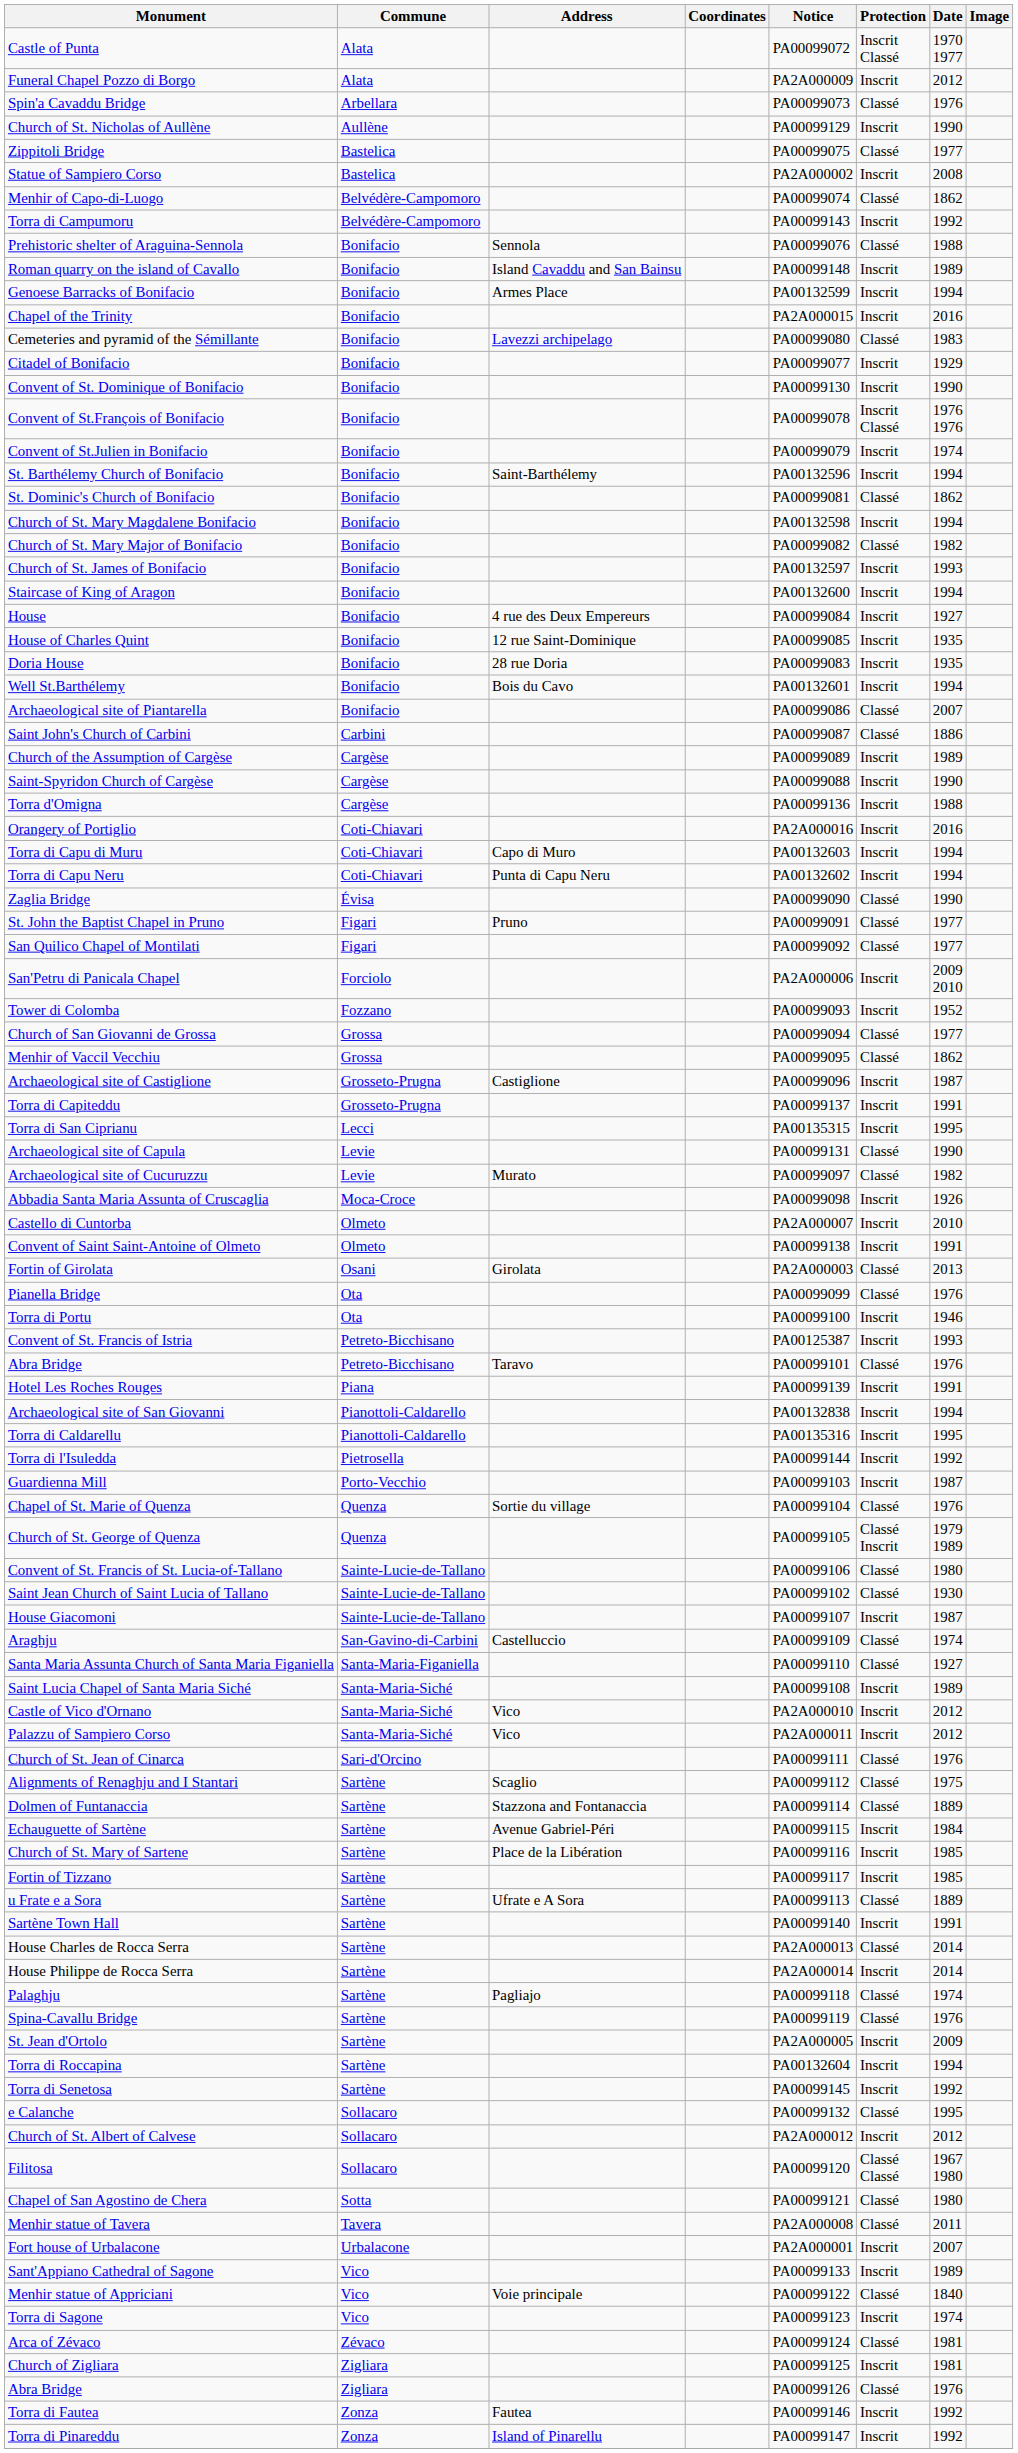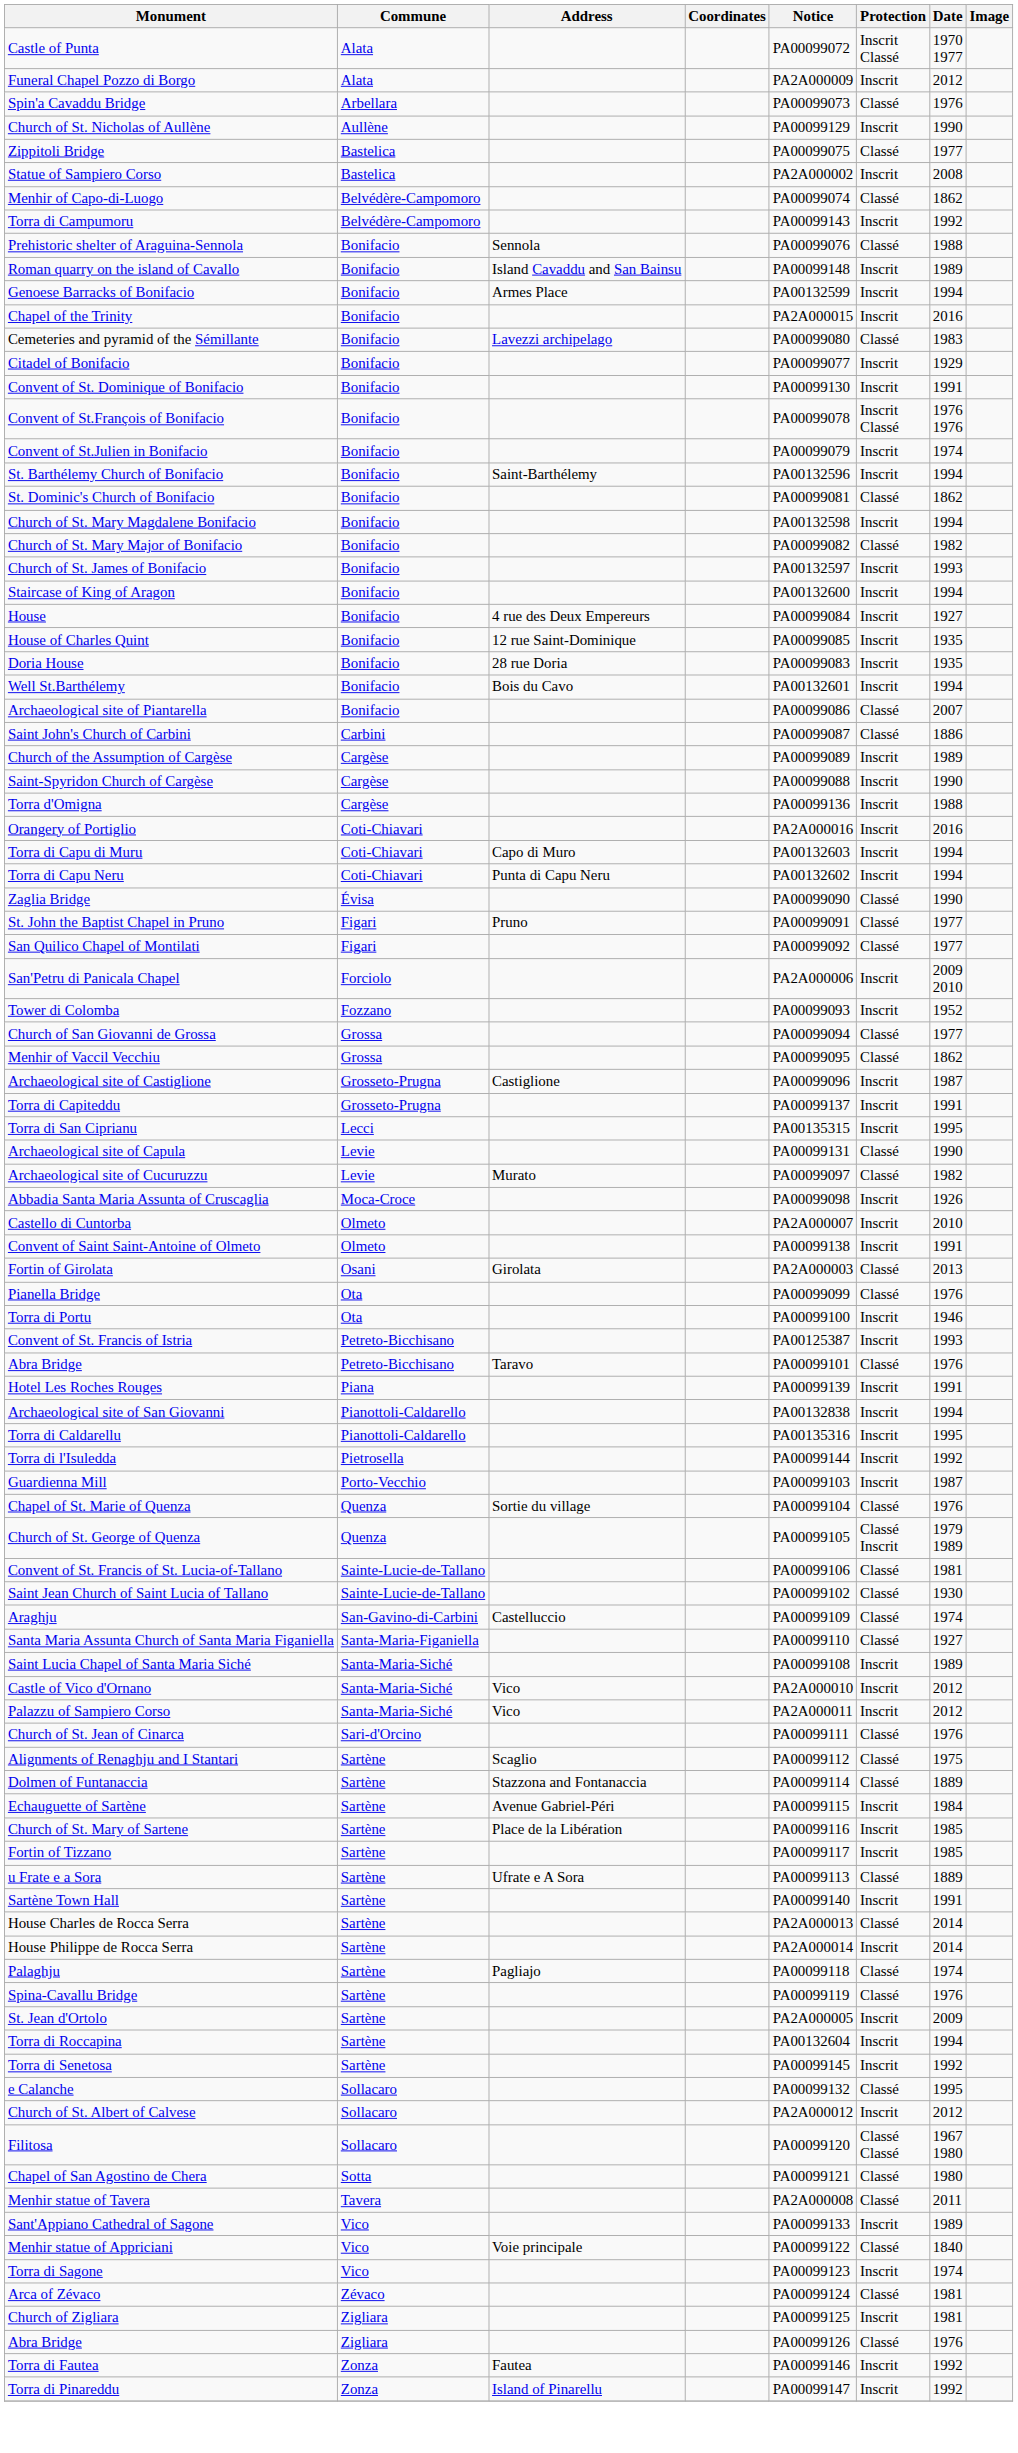(948, 387) 1990 -> (948, 387) 1991
(948, 1569) 1980 -> (948, 1569) 1981
- row: (62, 1617)
- row: (84, 2247)
